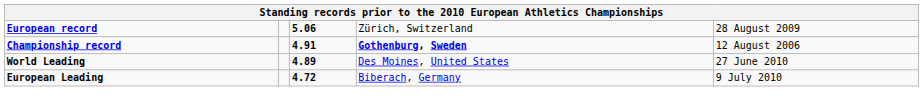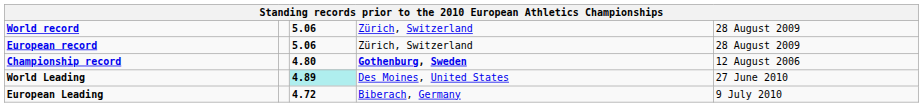+ row: (43, 29)
(304, 45) 4.91 -> (304, 61) 4.80
(304, 61) no background -> (304, 78) paleturquoise background
